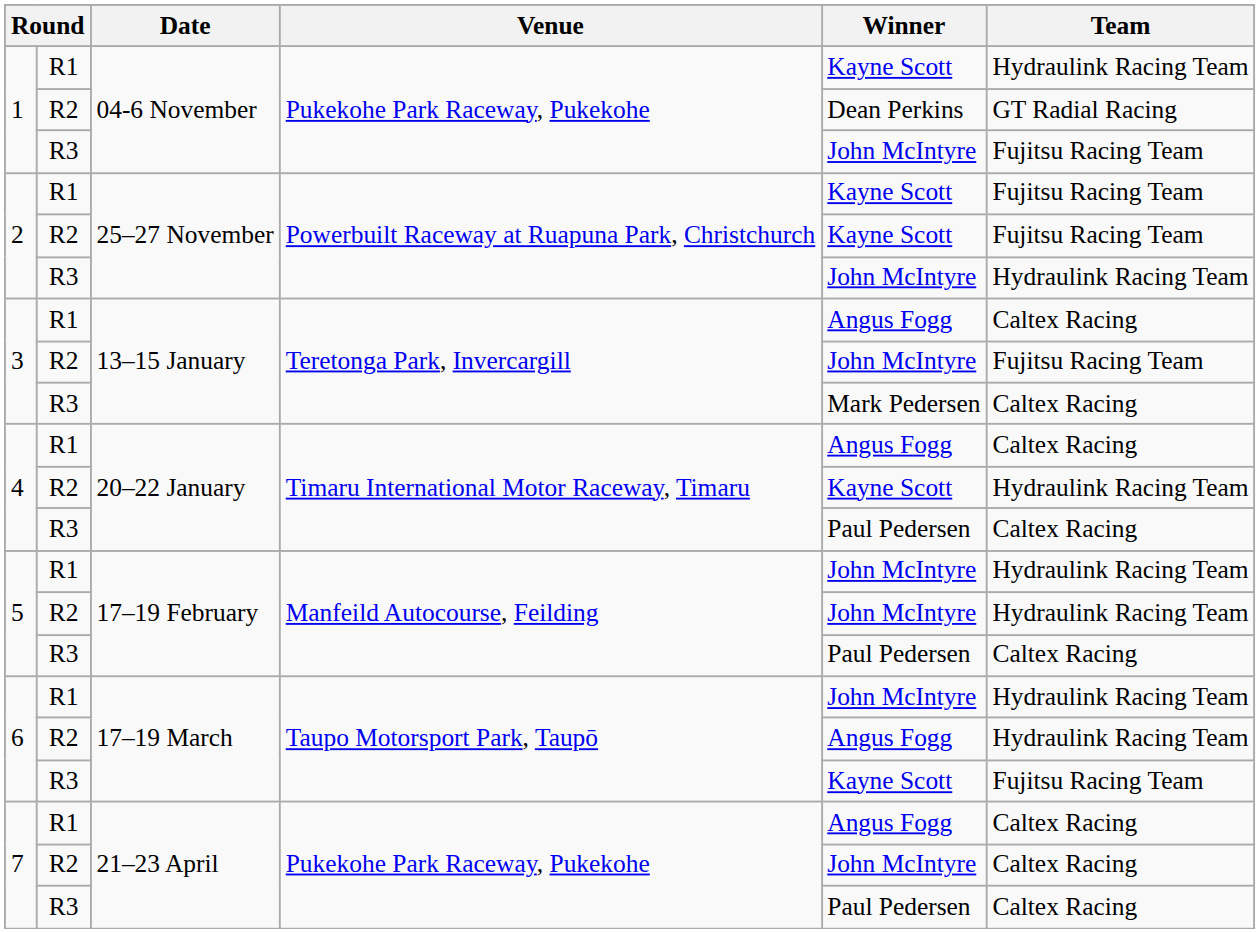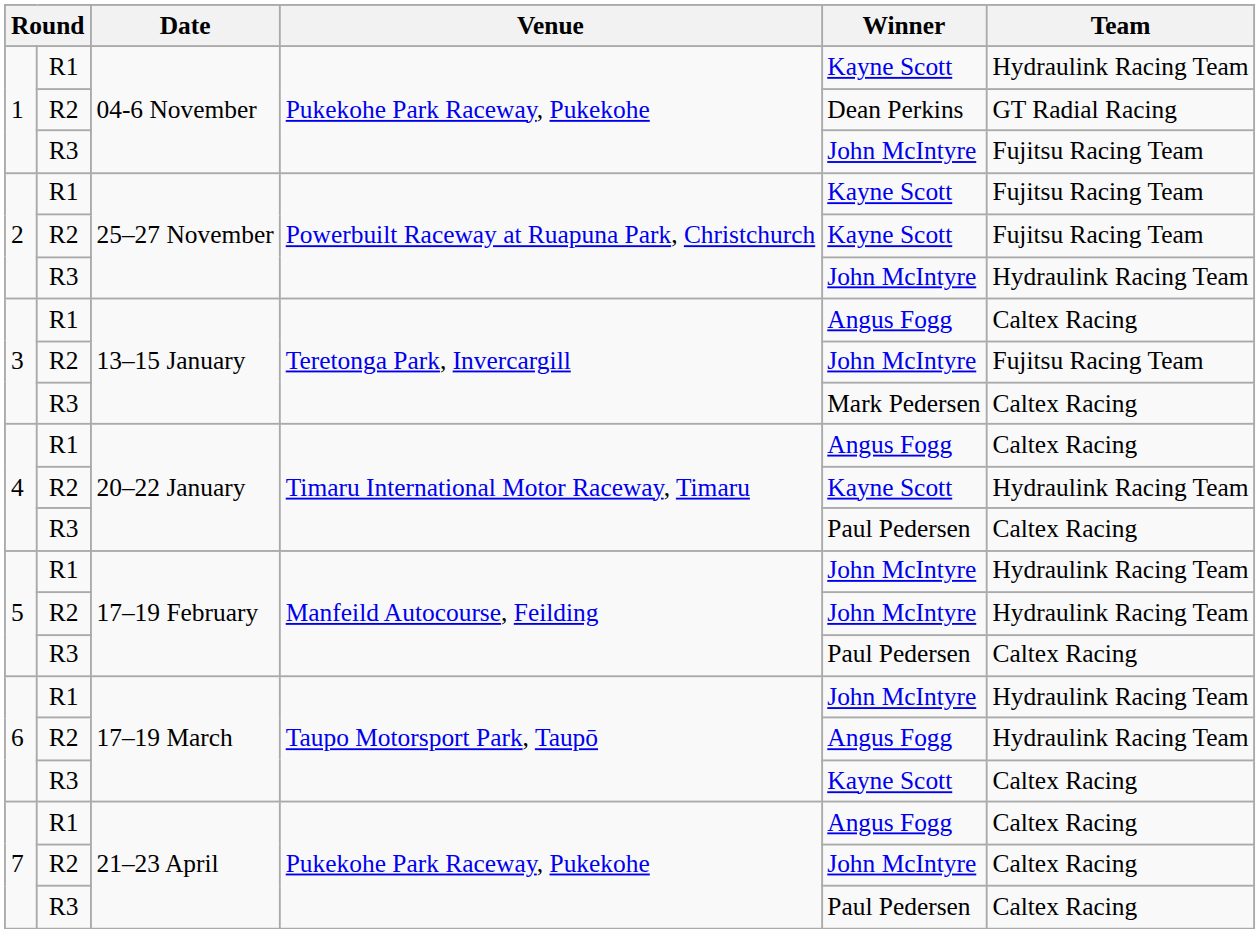(1098, 780) Fujitsu Racing Team -> (1065, 780) Caltex Racing
